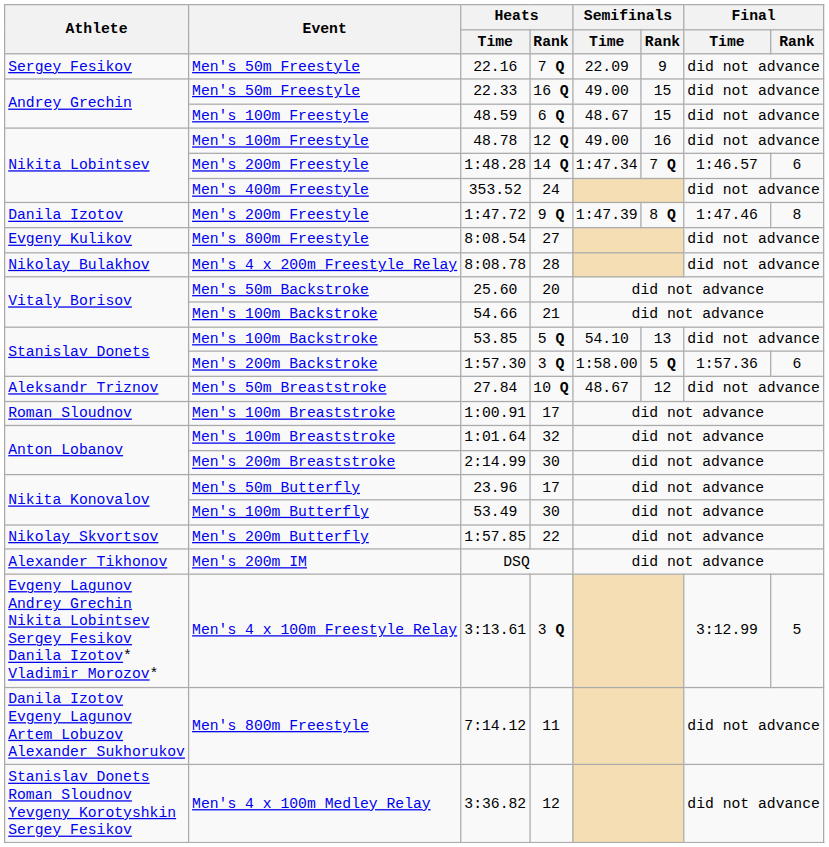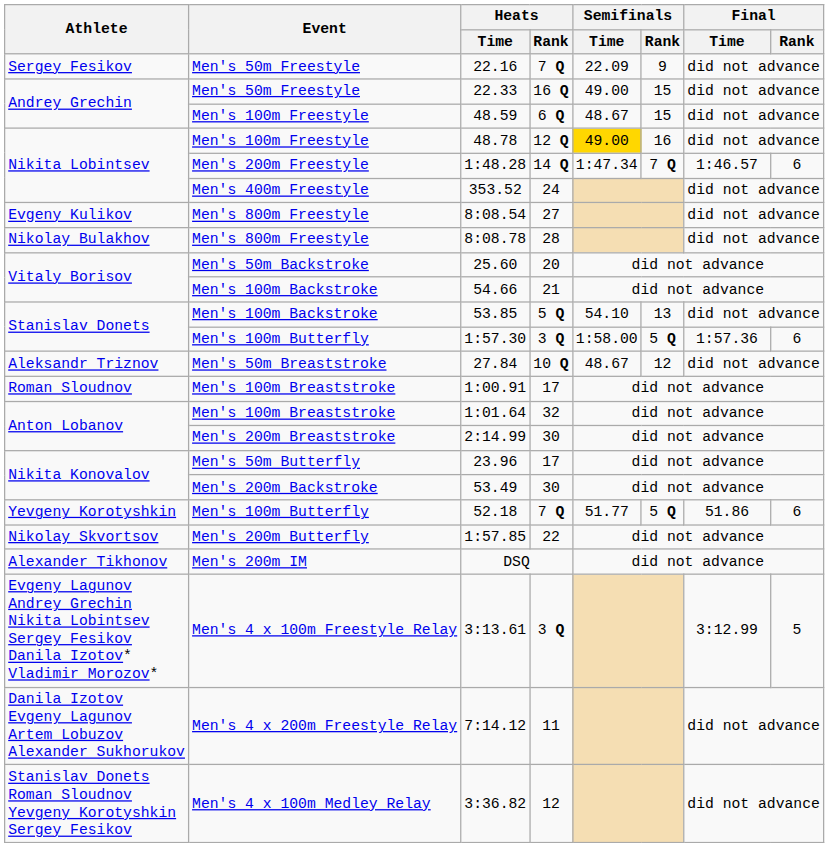(607, 141) no background -> (607, 141) gold background
- row: (495, 215)
(325, 264) Men's 4 x 200m Freestyle Relay -> (280, 240) Men's 800m Freestyle
(285, 363) Men's 200m Backstroke -> (280, 339) Men's 100m Butterfly
(280, 512) Men's 100m Butterfly -> (285, 487) Men's 200m Backstroke
+ row: (495, 512)
(280, 726) Men's 800m Freestyle -> (325, 726) Men's 4 x 200m Freestyle Relay
